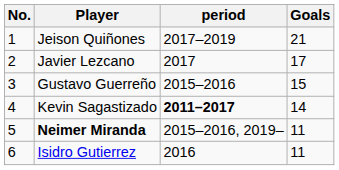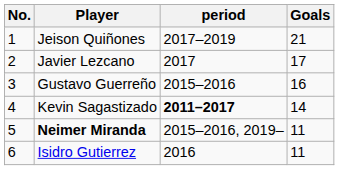(298, 84) 15 -> (298, 84) 16
